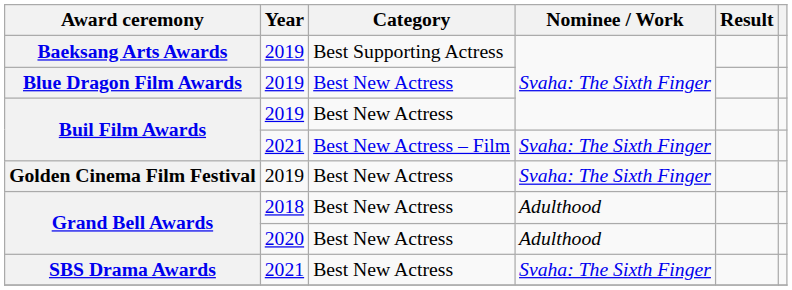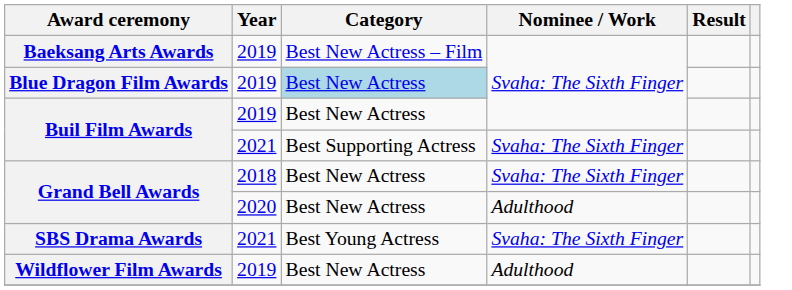(408, 51) Best Supporting Actress -> (384, 51) Best New Actress – Film
(383, 82) no background -> (355, 82) lightblue background
(412, 144) Best New Actress – Film -> (381, 144) Best Supporting Actress
- row: (132, 176)
(560, 207) Adulthood -> (587, 176) Svaha: The Sixth Finger
(383, 269) Best New Actress -> (362, 238) Best Young Actress
+ row: (119, 269)
